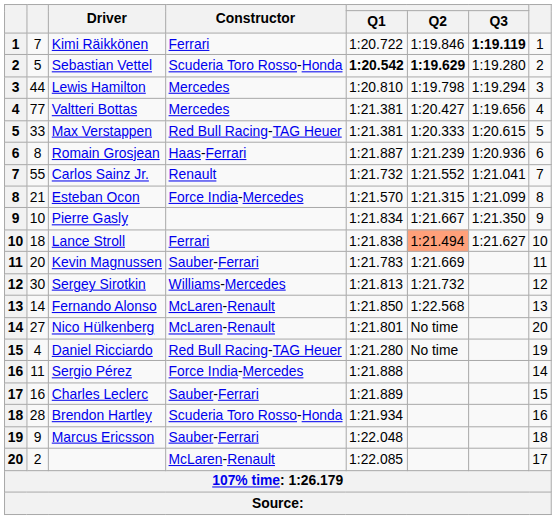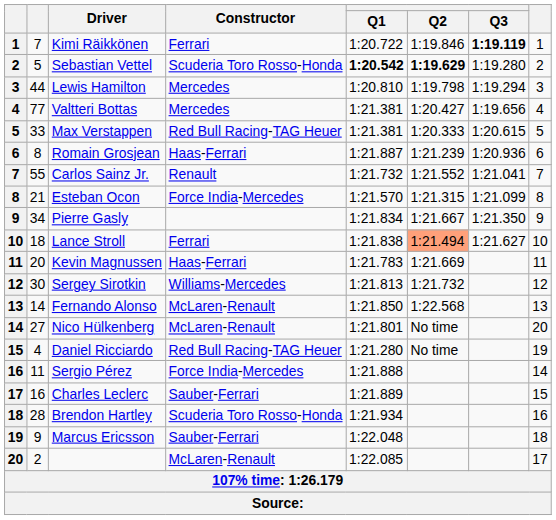(38, 218) 10 -> (38, 218) 34
(214, 262) Sauber-Ferrari -> (207, 262) Haas-Ferrari
